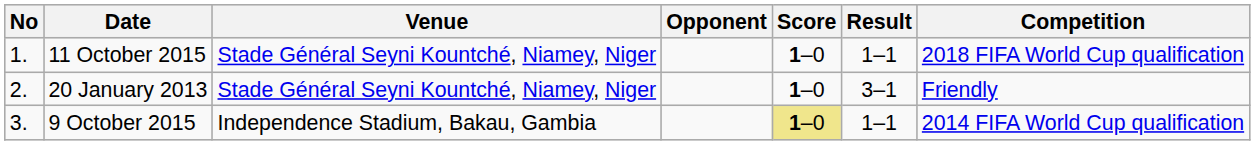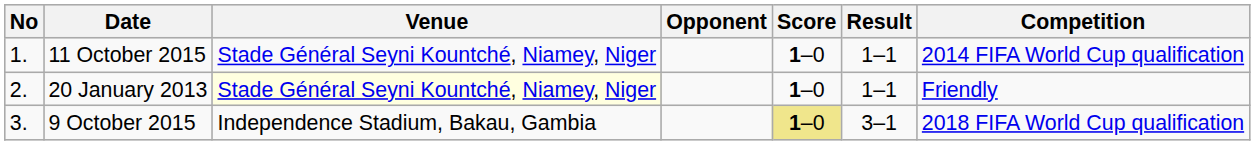(1083, 55) 2018 FIFA World Cup qualification -> (1083, 55) 2014 FIFA World Cup qualification
(437, 89) no background -> (437, 89) lightyellow background
(879, 89) 3–1 -> (879, 89) 1–1
(879, 122) 1–1 -> (879, 122) 3–1
(1083, 122) 2014 FIFA World Cup qualification -> (1083, 122) 2018 FIFA World Cup qualification
